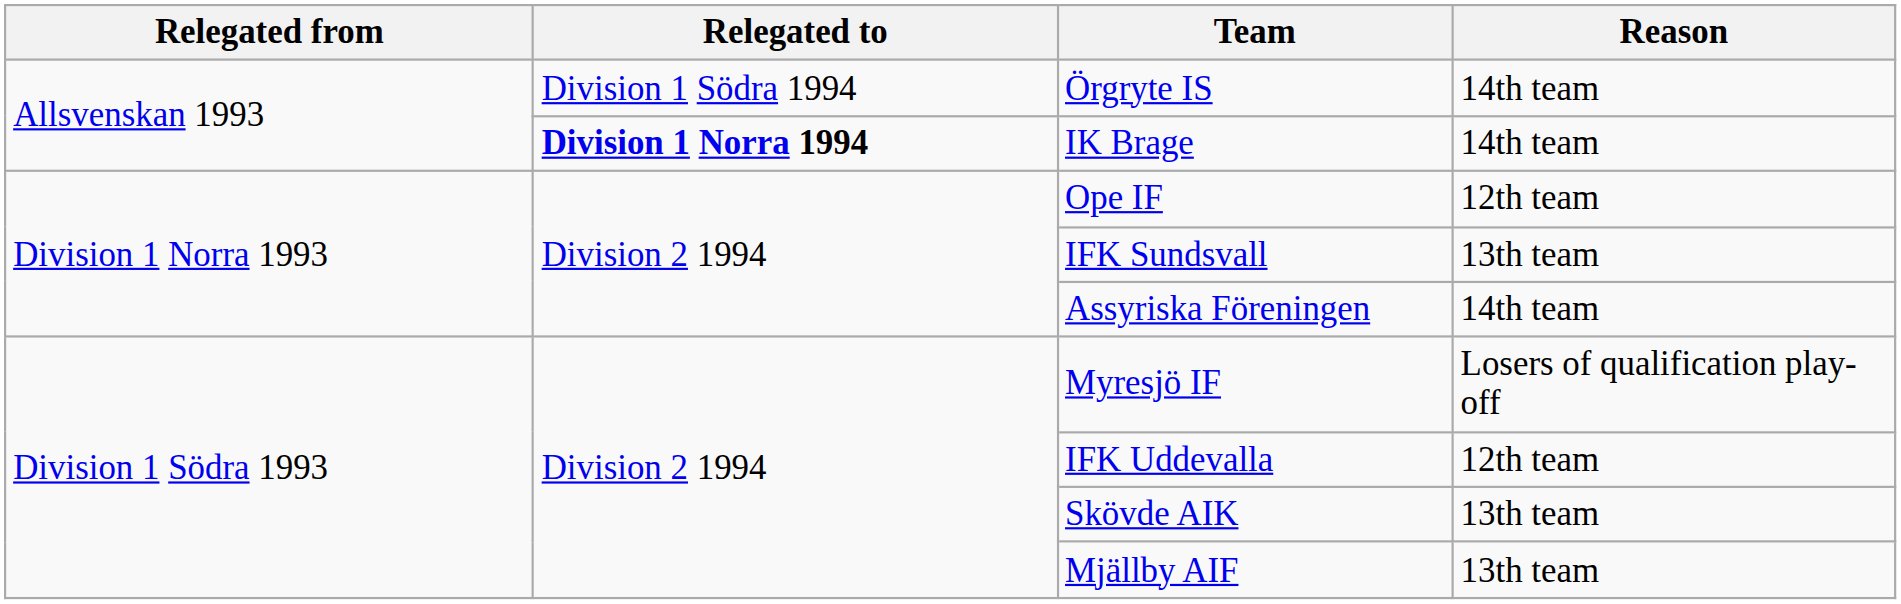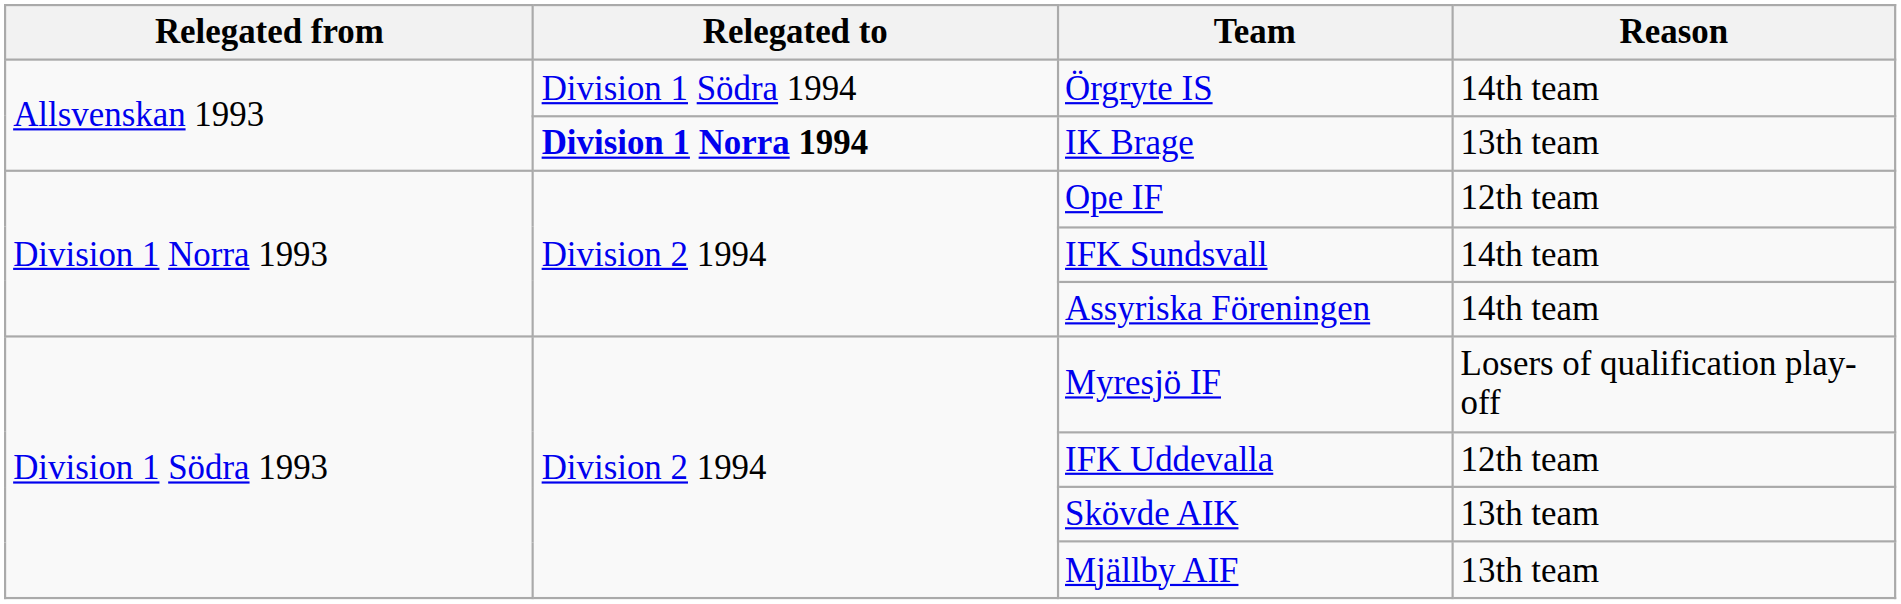(1530, 142) 14th team -> (1530, 142) 13th team
(1530, 253) 13th team -> (1530, 253) 14th team
